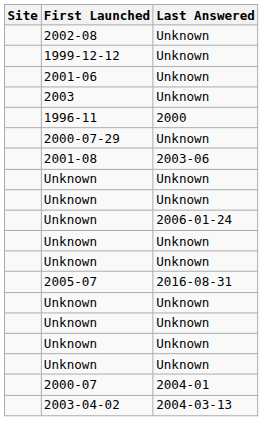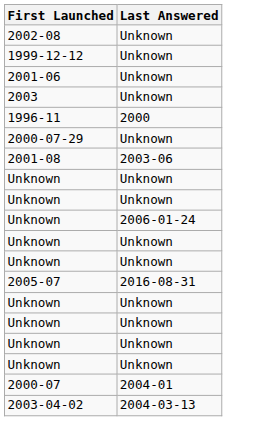- column: (23, 15)
